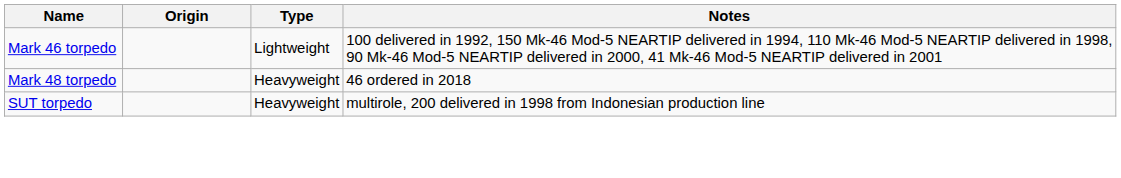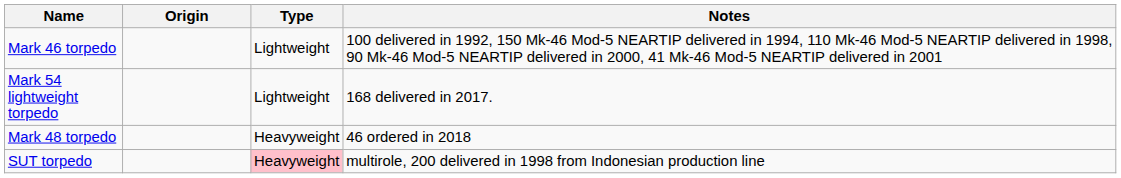+ row: (43, 96)
(297, 103) no background -> (297, 160) pink background
